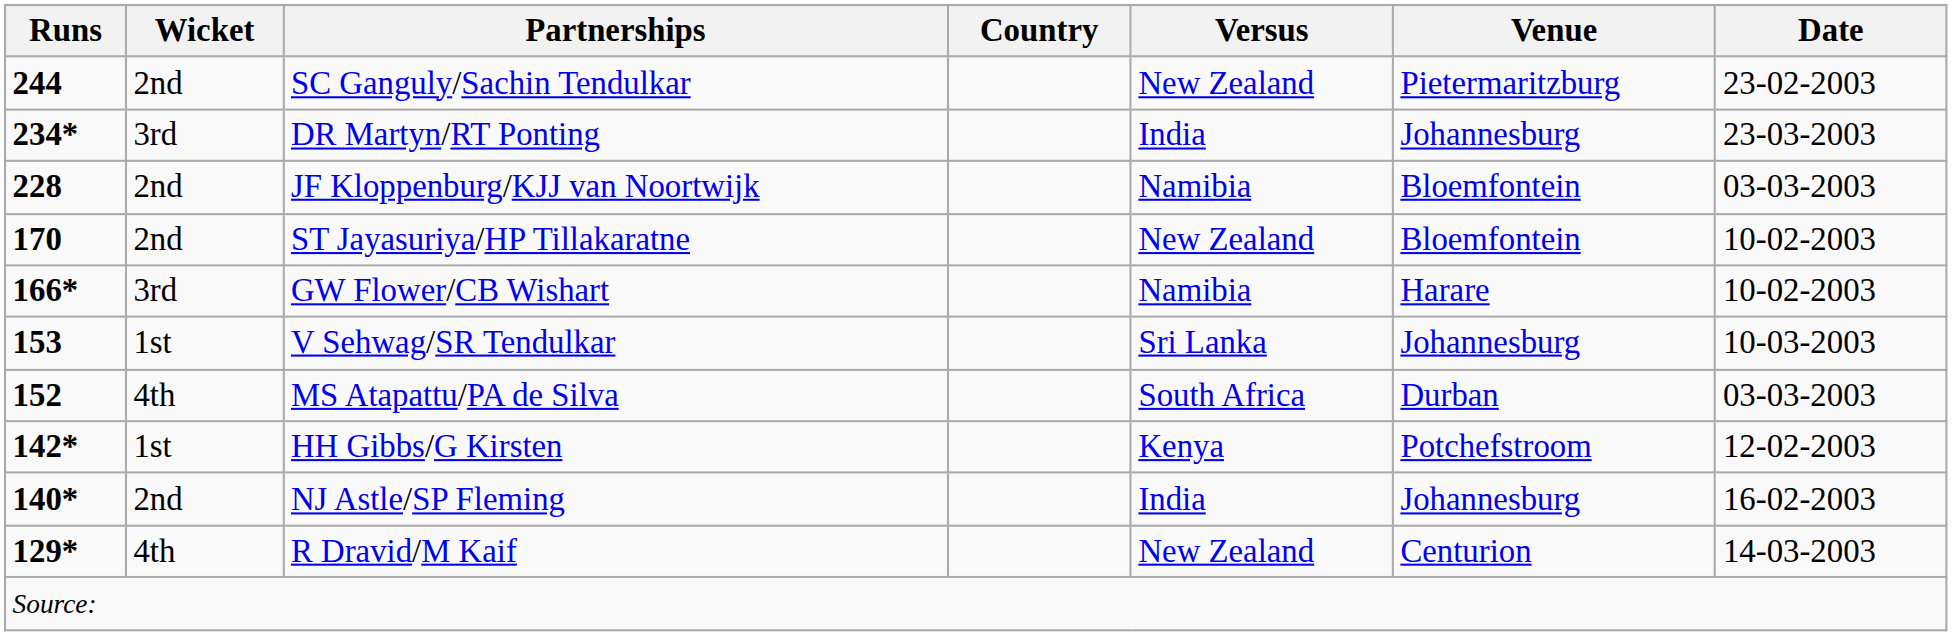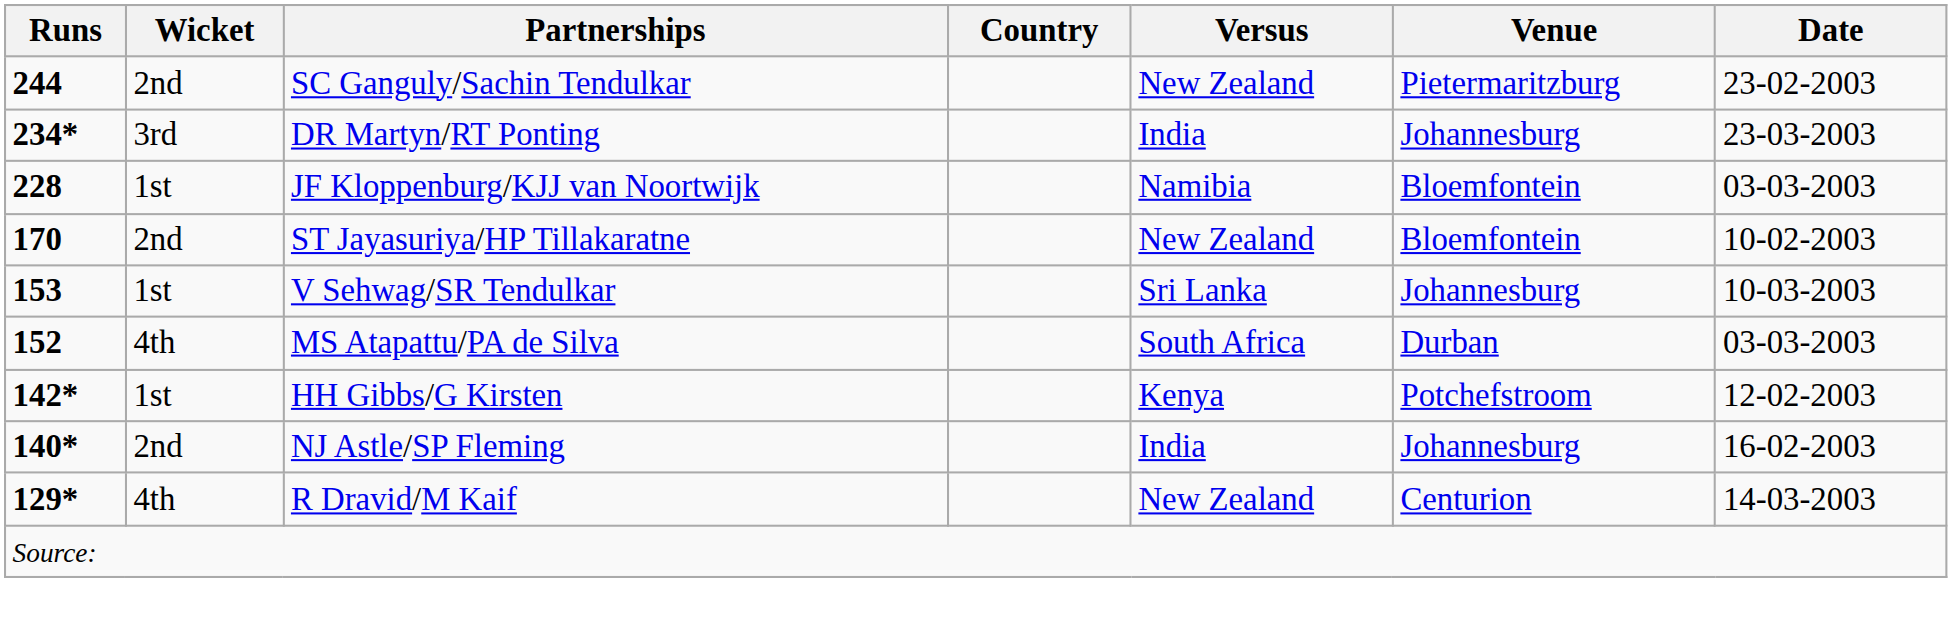(158, 186) 2nd -> (153, 186) 1st
- row: (450, 290)
